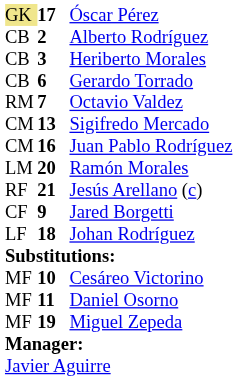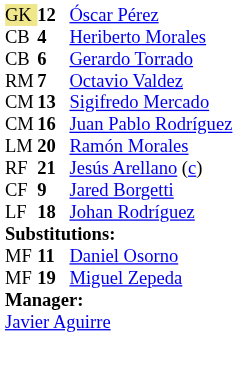(46, 14) 17 -> (46, 14) 12
- row: (139, 36)
(42, 58) 3 -> (42, 36) 4
- row: (137, 277)
